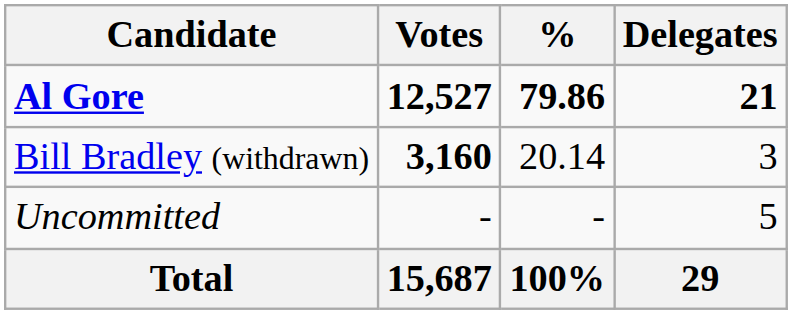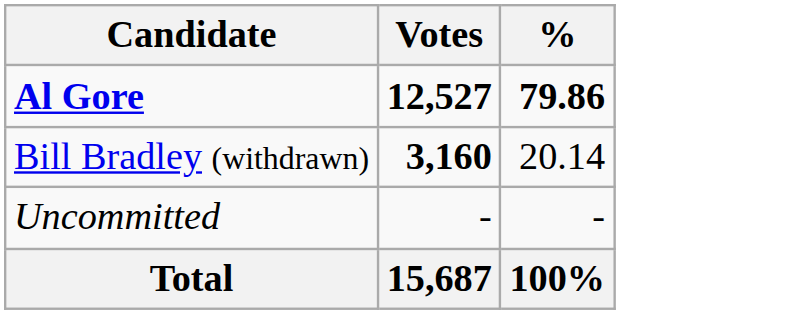- column: (700, 34)
